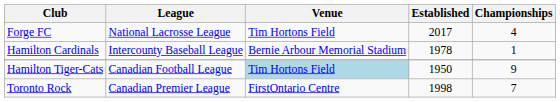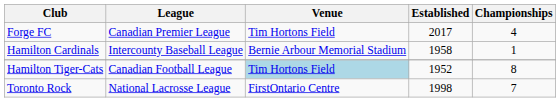(170, 32) National Lacrosse League -> (169, 32) Canadian Premier League
(440, 50) 1978 -> (440, 50) 1958
(440, 69) 1950 -> (440, 69) 1952
(514, 69) 9 -> (514, 69) 8
(169, 87) Canadian Premier League -> (170, 87) National Lacrosse League
